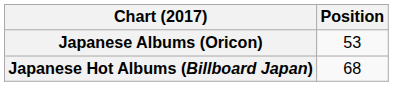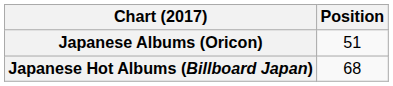(352, 42) 53 -> (352, 42) 51
